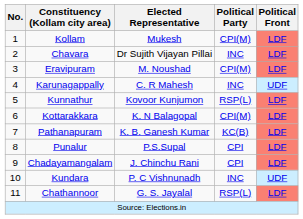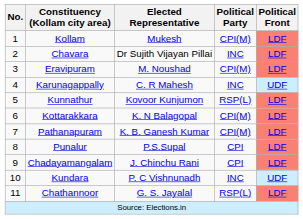(235, 131) KC(B) -> (235, 131) CPI(M)
